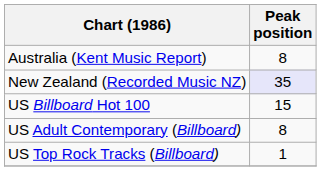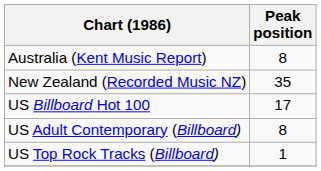(283, 81) lavender background -> (283, 81) no background
(283, 105) 15 -> (283, 105) 17
